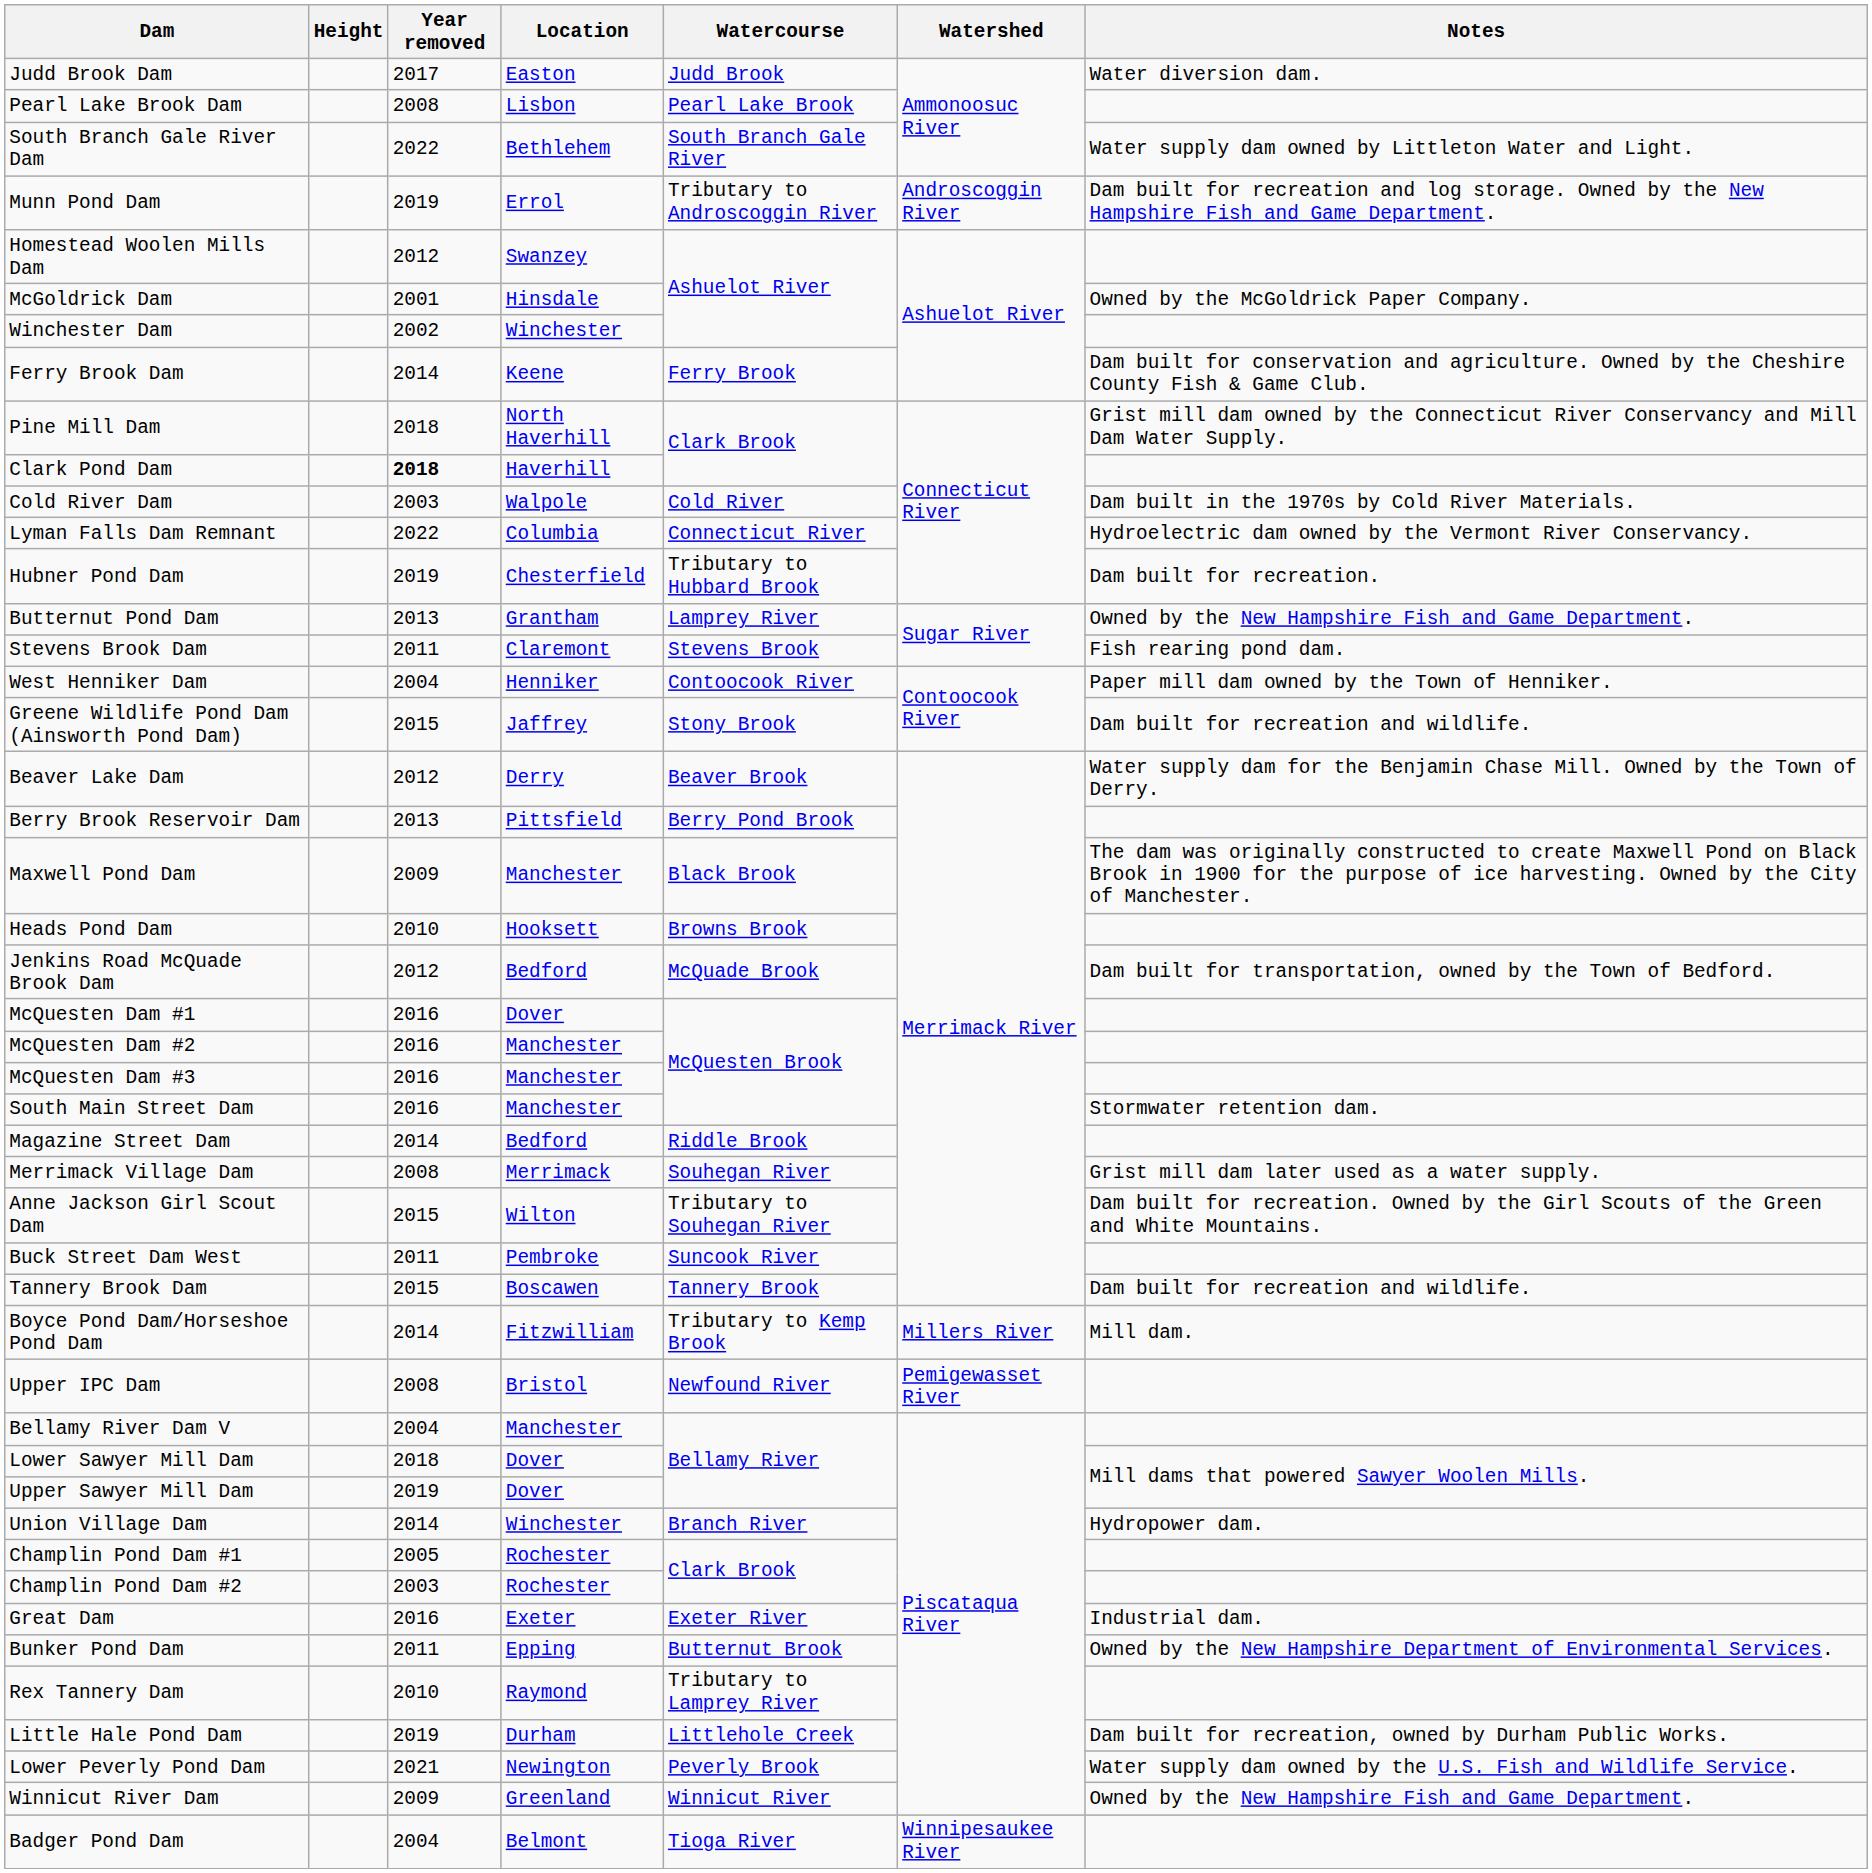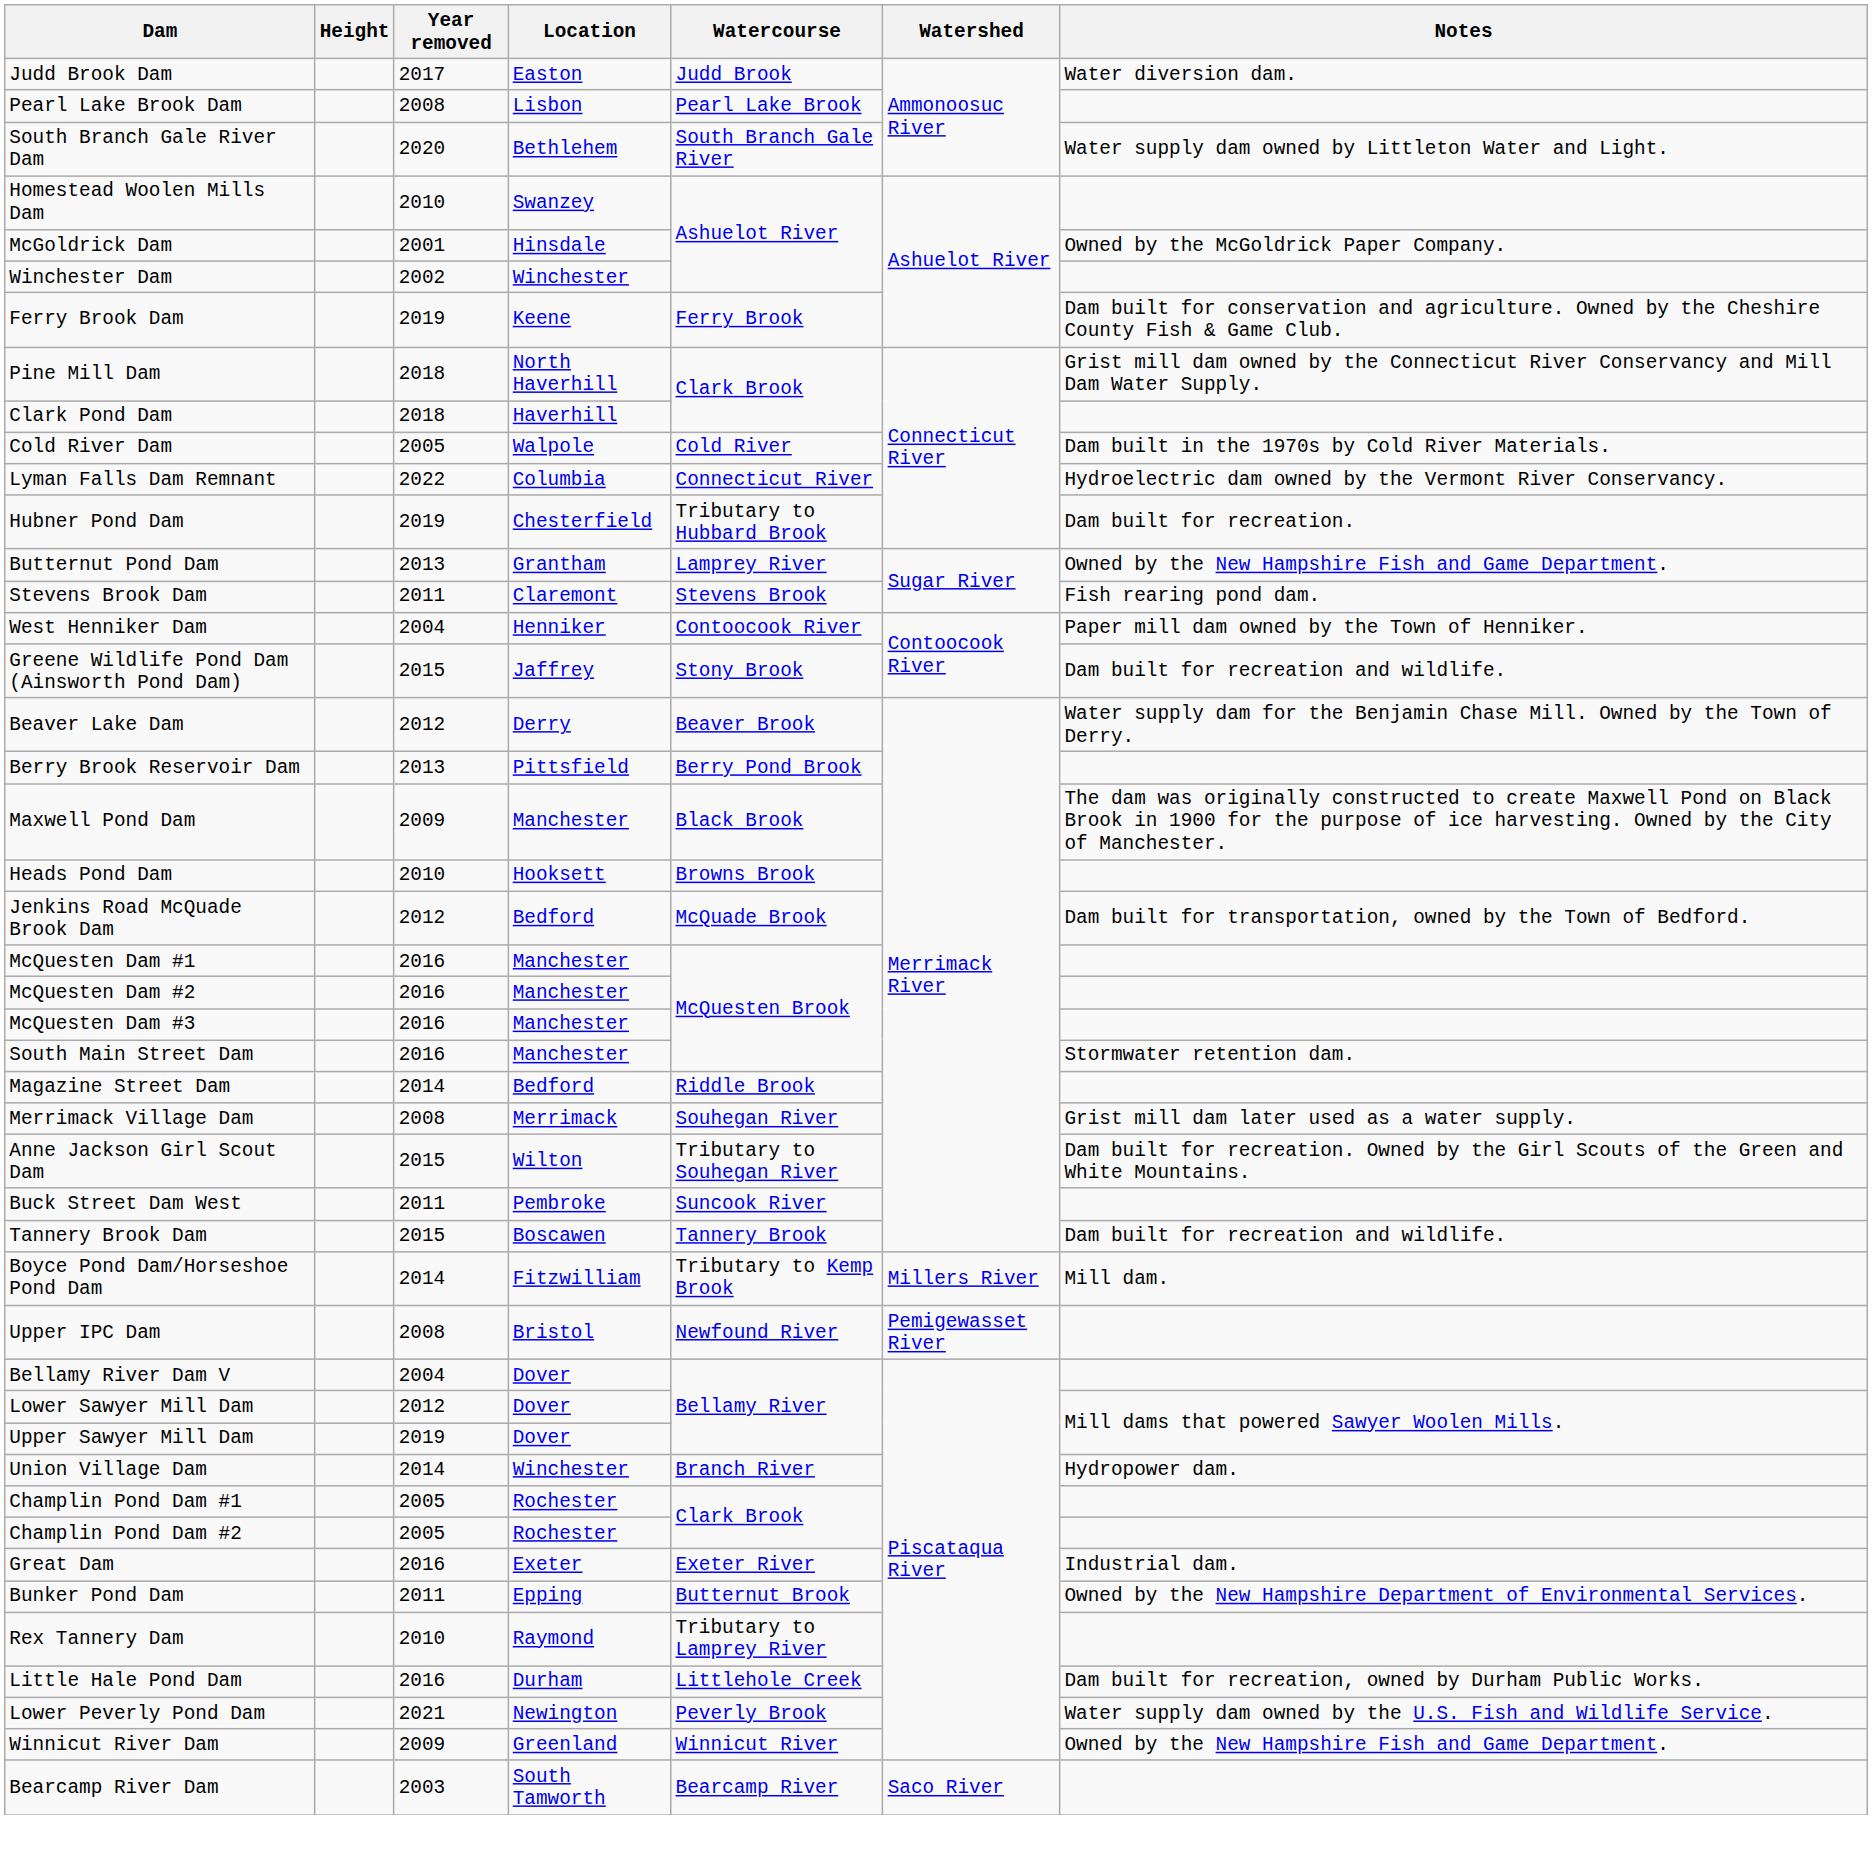(416, 149) 2022 -> (422, 149) 2020
- row: (85, 203)
(416, 257) 2012 -> (422, 203) 2010
(416, 374) 2014 -> (422, 320) 2019
(416, 470) bold -> (422, 416) normal
(416, 502) 2003 -> (422, 448) 2005
(535, 1015) Dover -> (571, 961) Manchester
(564, 1429) Manchester -> (542, 1375) Dover
(416, 1461) 2018 -> (422, 1407) 2012
(416, 1587) 2003 -> (422, 1533) 2005
(416, 1736) 2019 -> (422, 1682) 2016
+ row: (114, 1788)
- row: (97, 1841)
